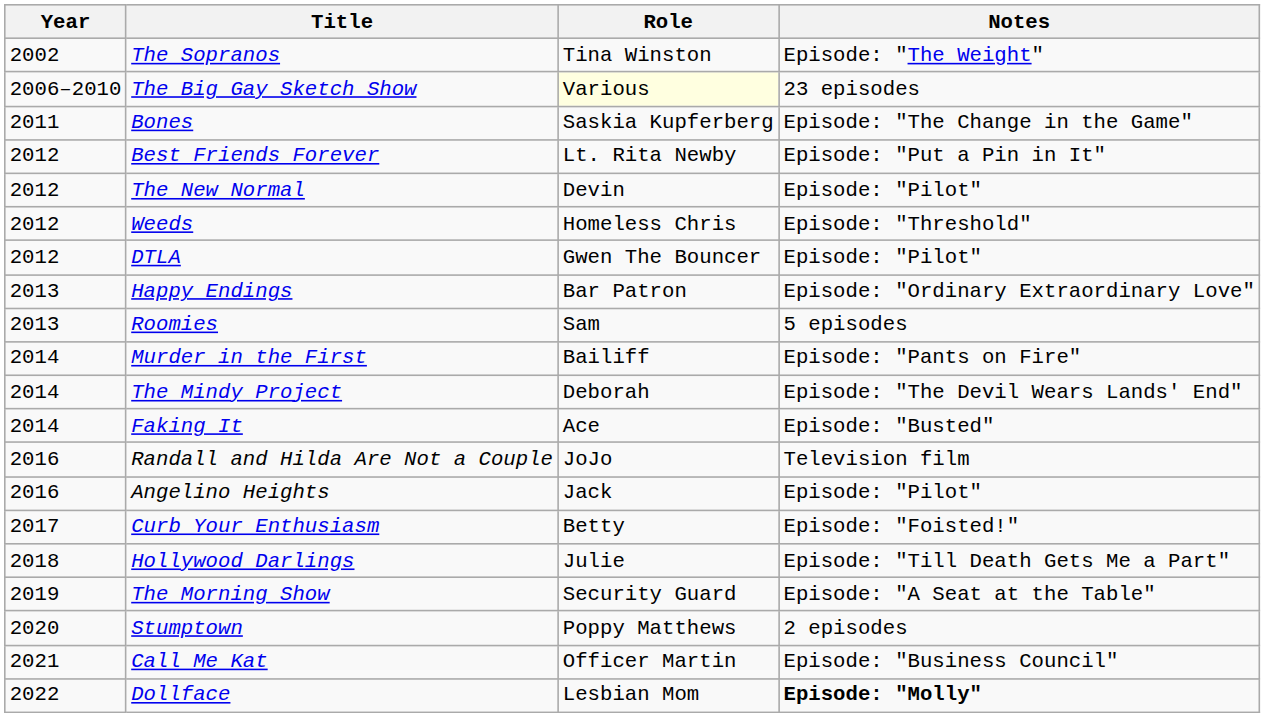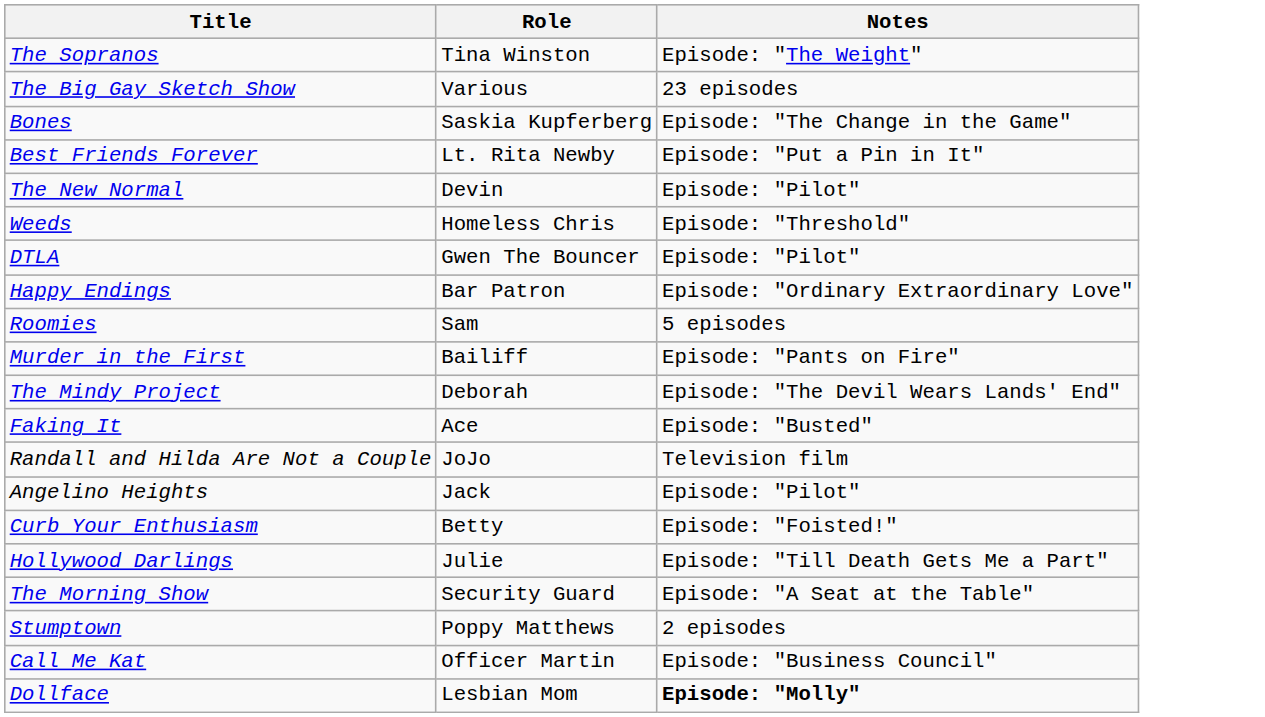- column: (66, 22)
(606, 89) lightyellow background -> (485, 89) no background
